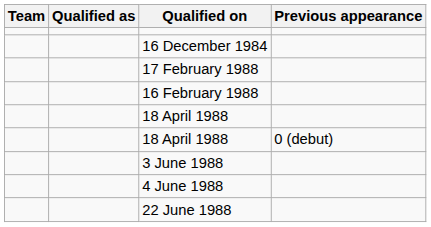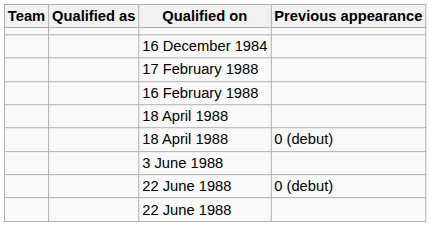- row: (183, 186)
+ row: (187, 186)
